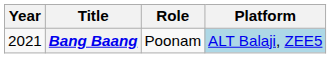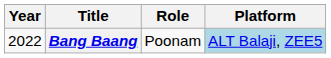(25, 40) 2021 -> (25, 40) 2022
